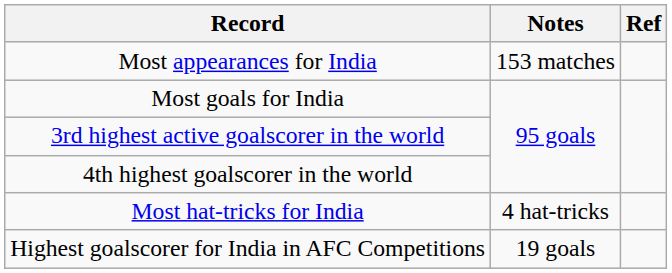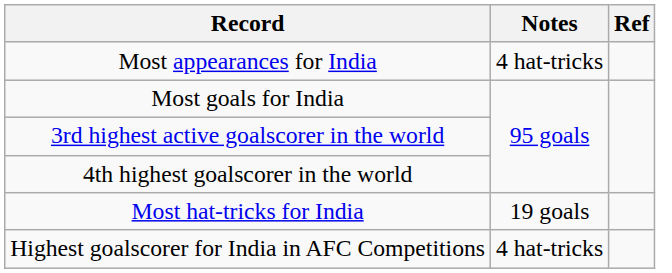(555, 60) 153 matches -> (550, 60) 4 hat-tricks
(555, 211) 4 hat-tricks -> (550, 211) 19 goals
(555, 248) 19 goals -> (550, 248) 4 hat-tricks
